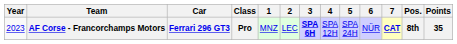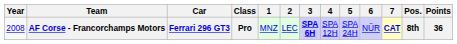(15, 28) 2023 -> (15, 28) 2008
(438, 28) 35 -> (438, 28) 36
